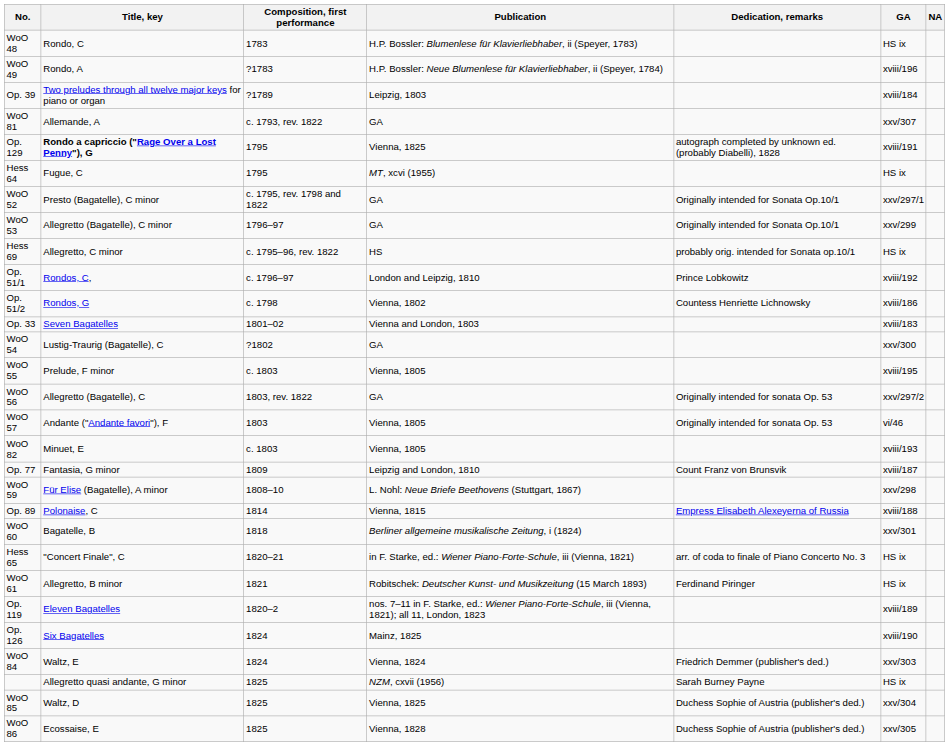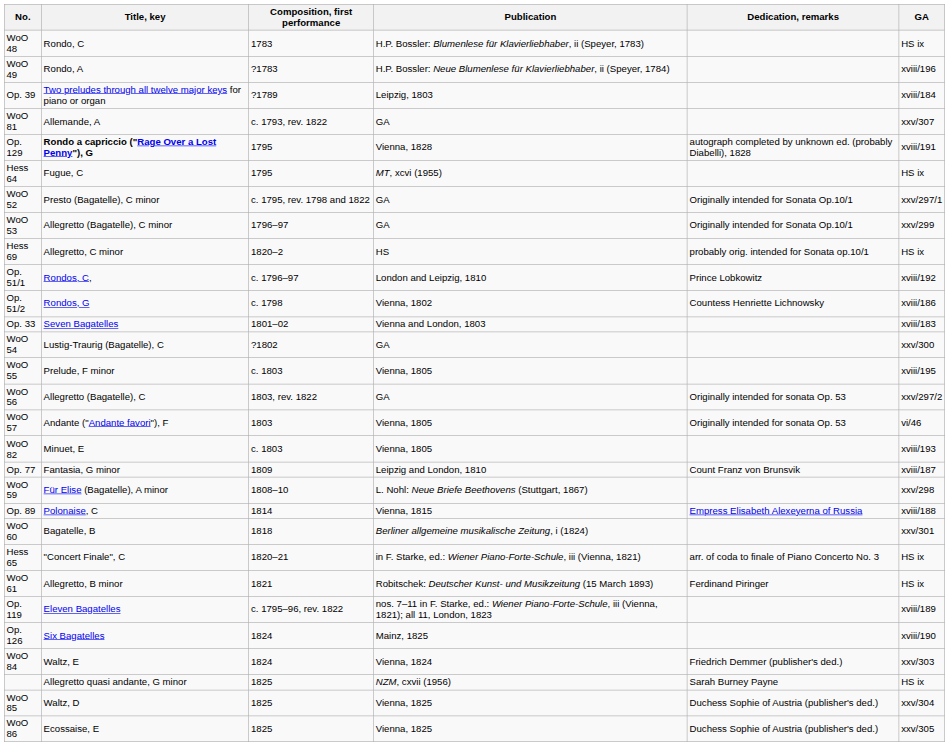- column: (935, 17)
(397, 147) Vienna, 1825 -> (404, 147) Vienna, 1828
(292, 251) c. 1795–96, rev. 1822 -> (267, 251) 1820–2
(262, 609) 1820–2 -> (297, 609) c. 1795–96, rev. 1822
(397, 729) Vienna, 1828 -> (404, 729) Vienna, 1825
